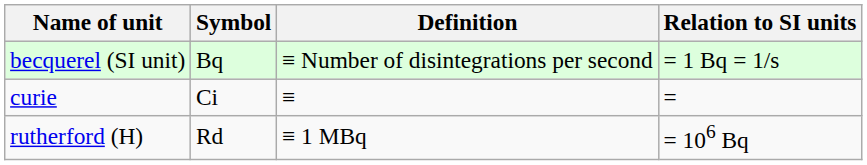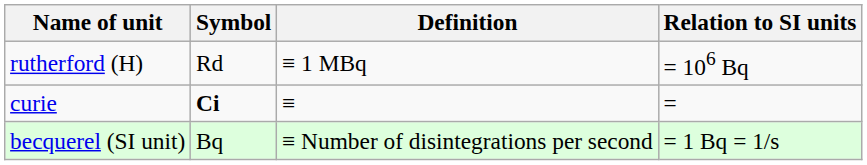rows swapped: (98, 60) <-> (77, 137)
(207, 97) normal -> (208, 103) bold
